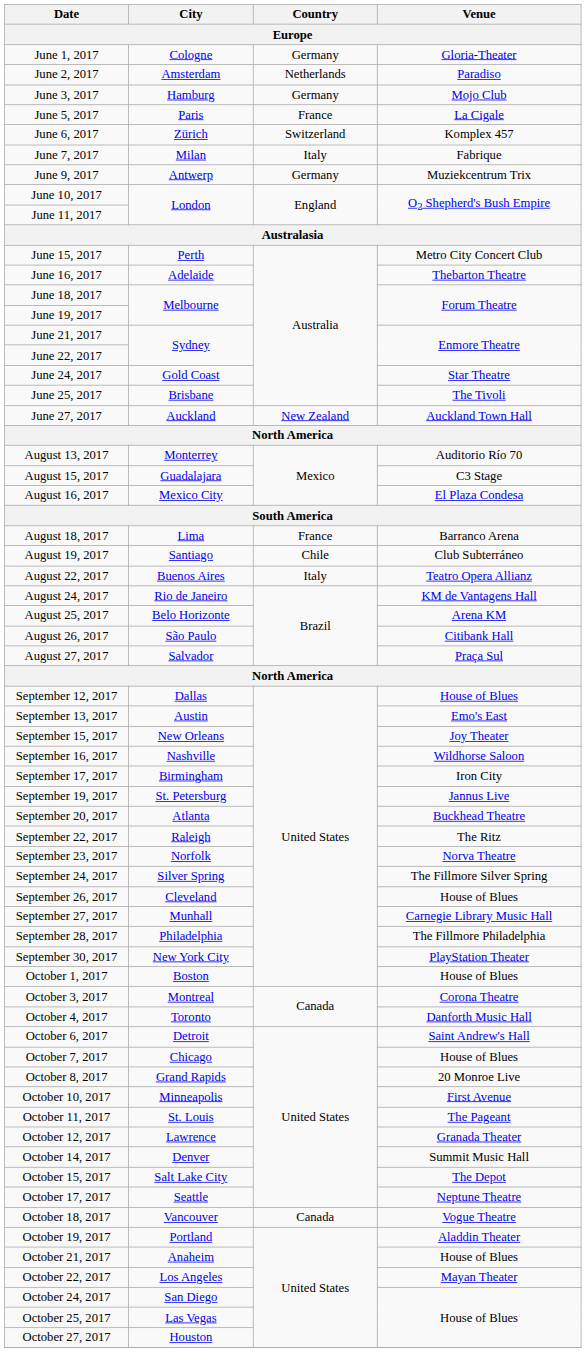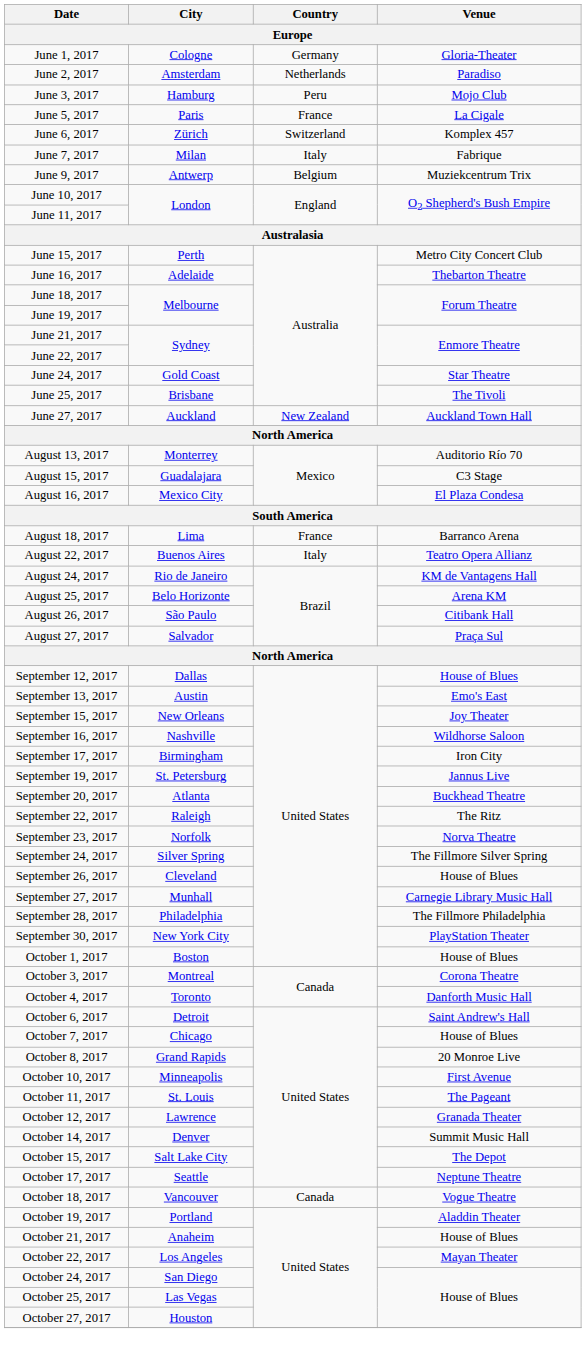(315, 94) Germany -> (315, 94) Peru
(315, 174) Germany -> (315, 174) Belgium
- row: (67, 555)
